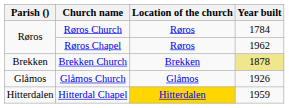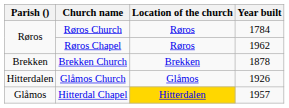(260, 62) khaki background -> (260, 62) no background
(30, 78) Glåmos -> (30, 78) Hitterdalen
(30, 95) Hitterdalen -> (30, 95) Glåmos
(260, 95) 1959 -> (260, 95) 1957
